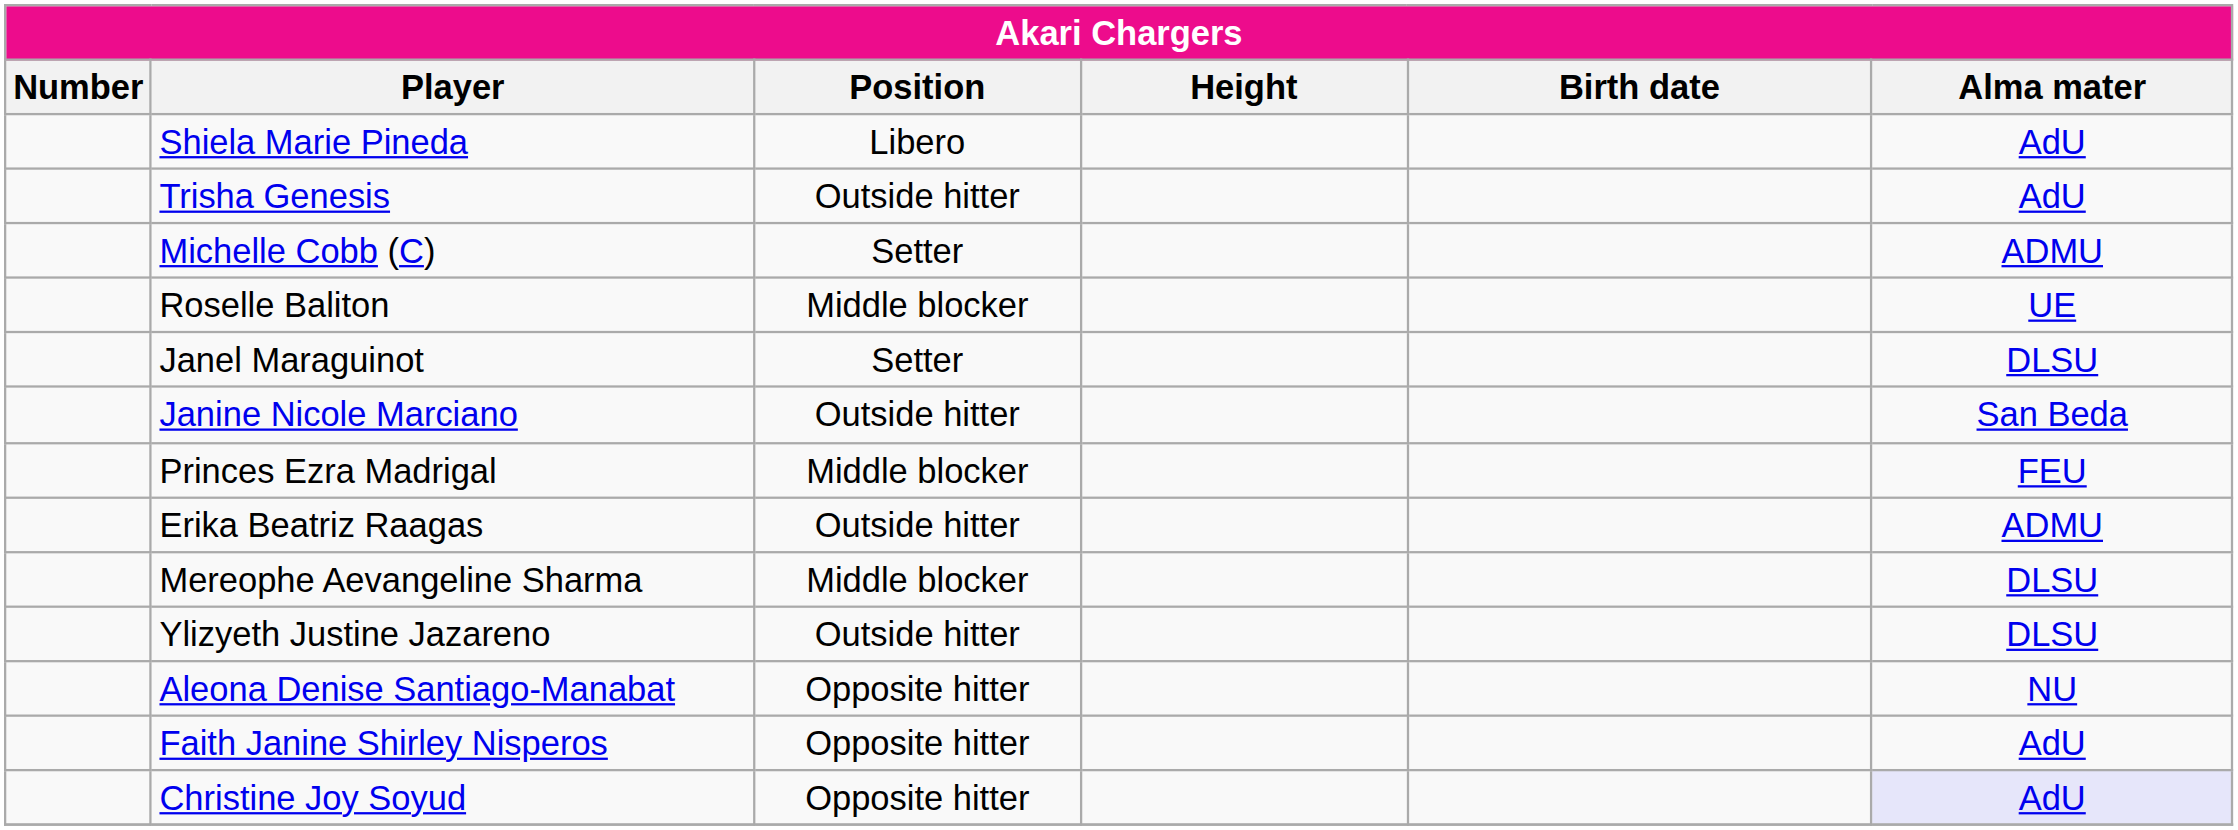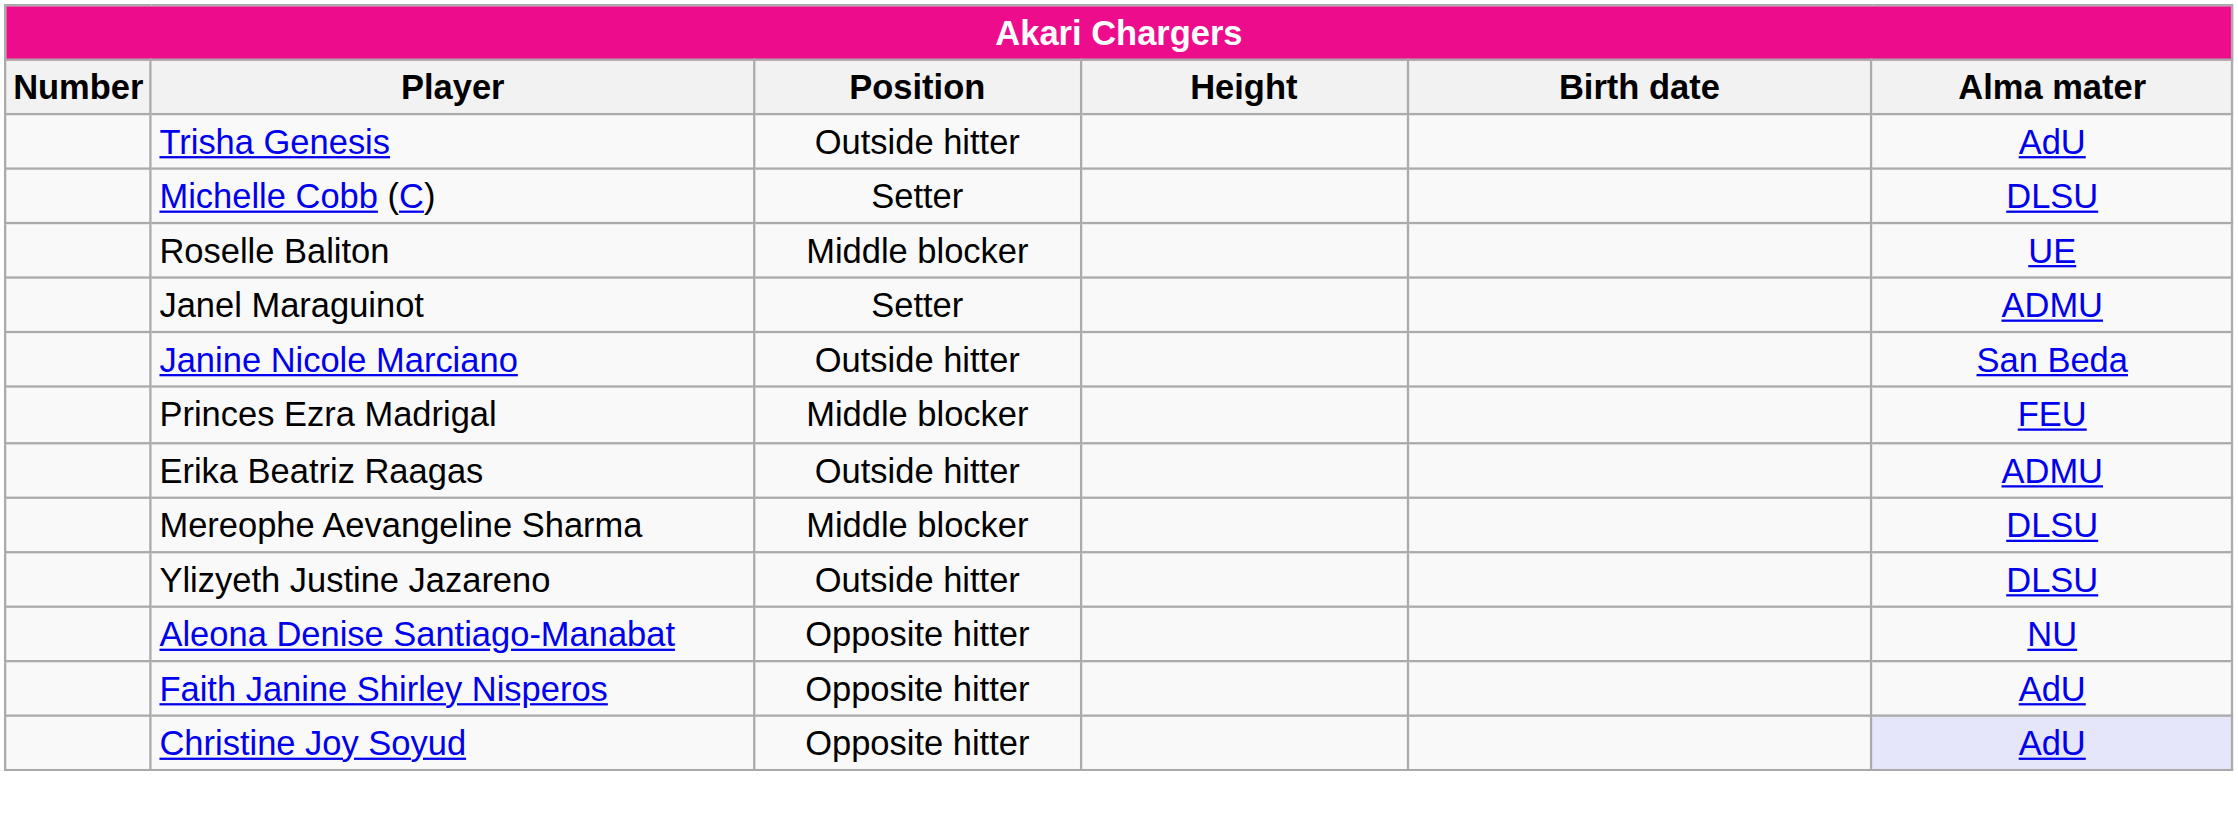- row: (314, 142)
(2052, 251) ADMU -> (2052, 196) DLSU
(2052, 360) DLSU -> (2052, 306) ADMU
